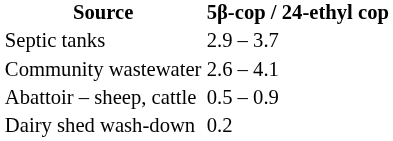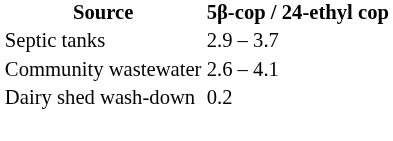- row: (101, 97)
